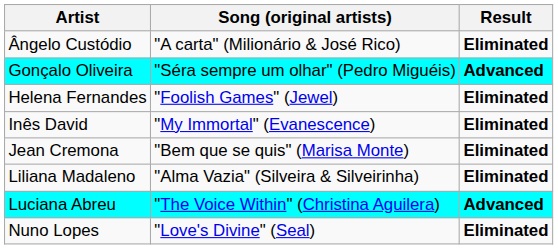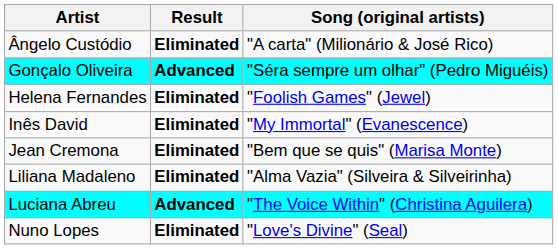columns swapped: (305, 17) <-> (506, 17)
